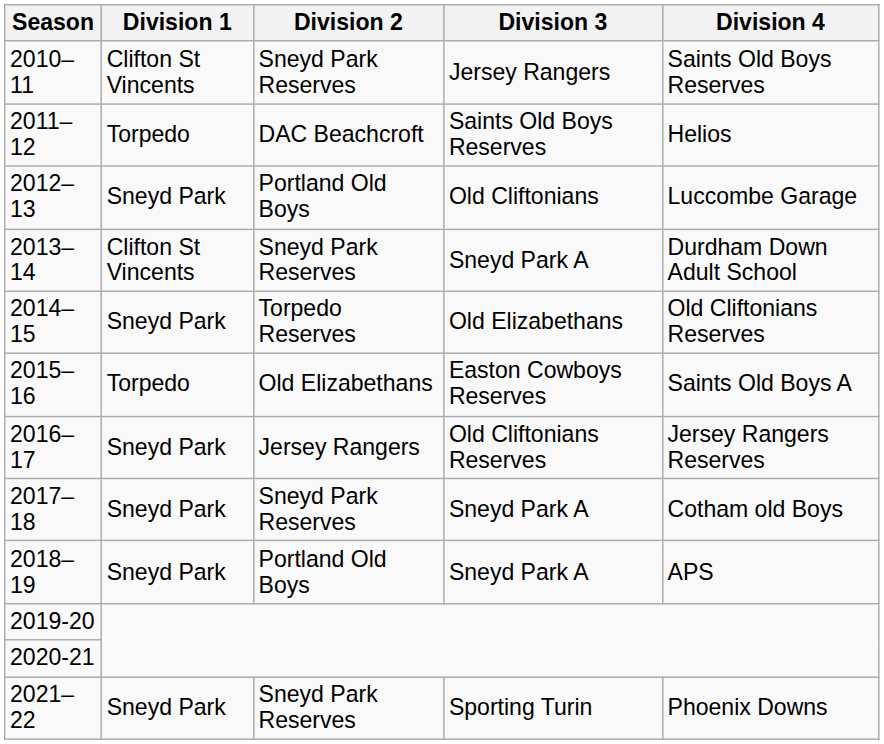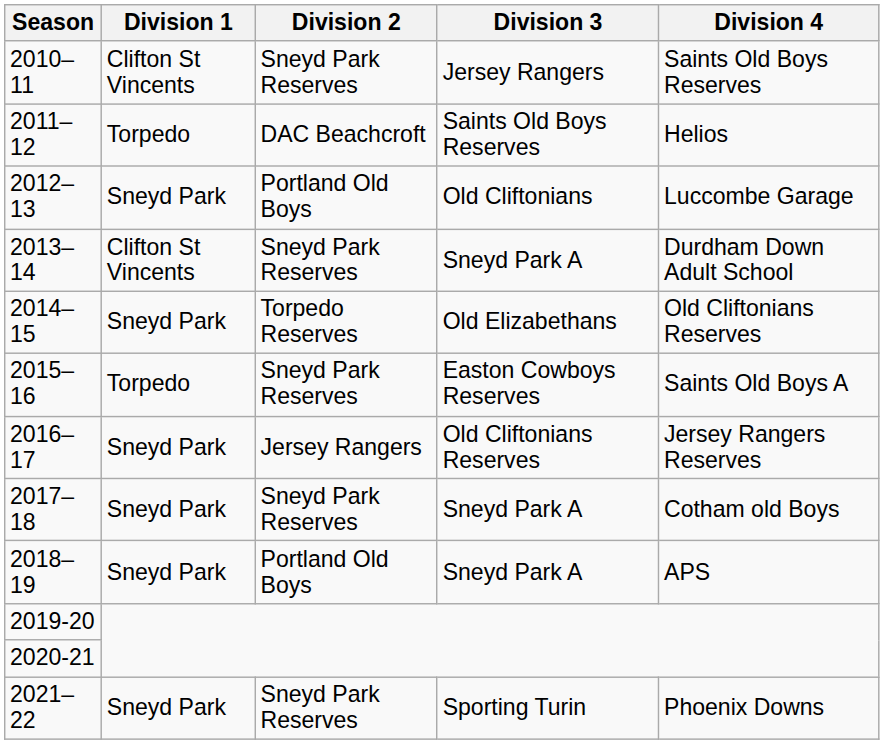(346, 384) Old Elizabethans -> (320, 384) Sneyd Park Reserves
